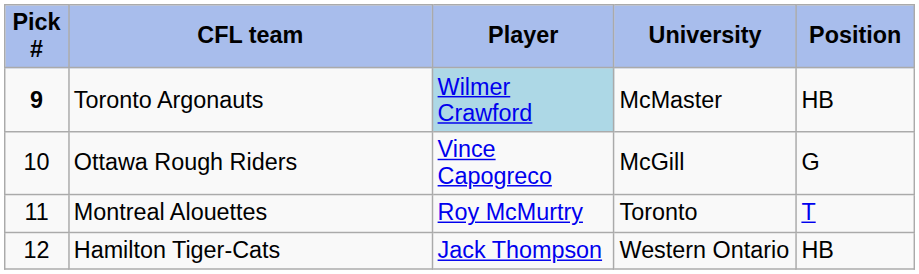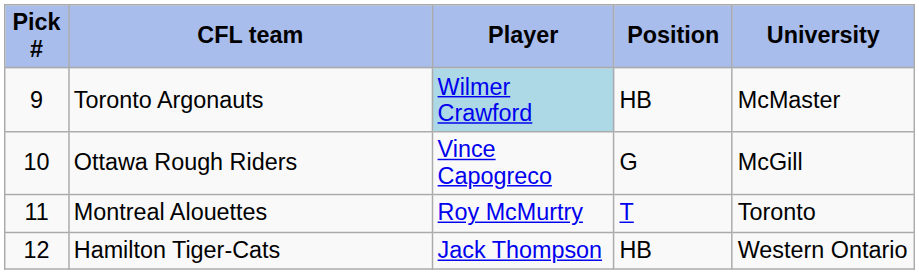columns swapped: (855, 36) <-> (705, 36)
(37, 99) bold -> (37, 99) normal
